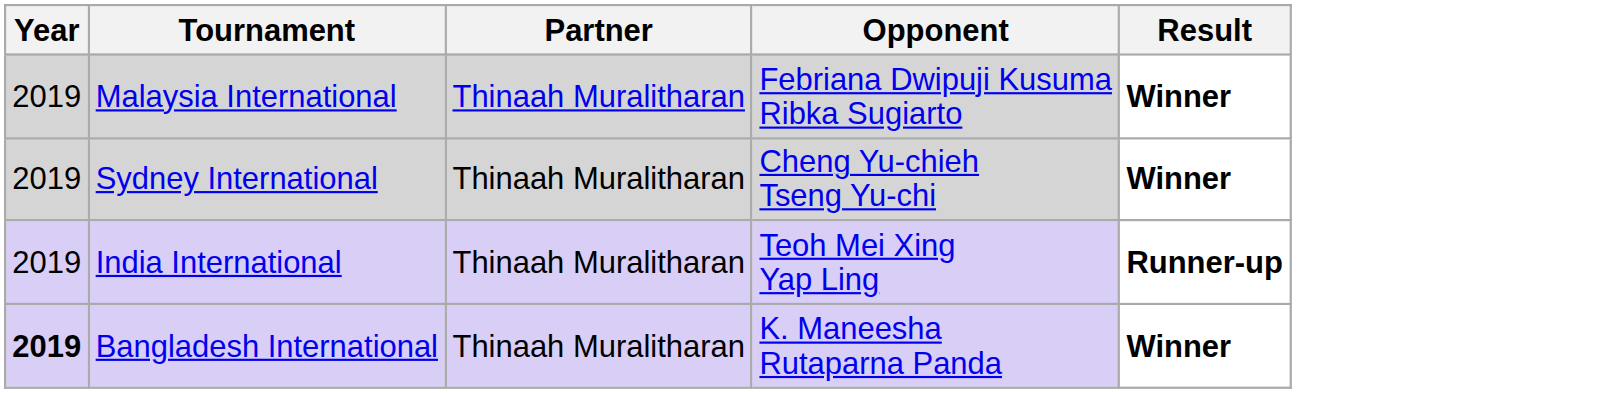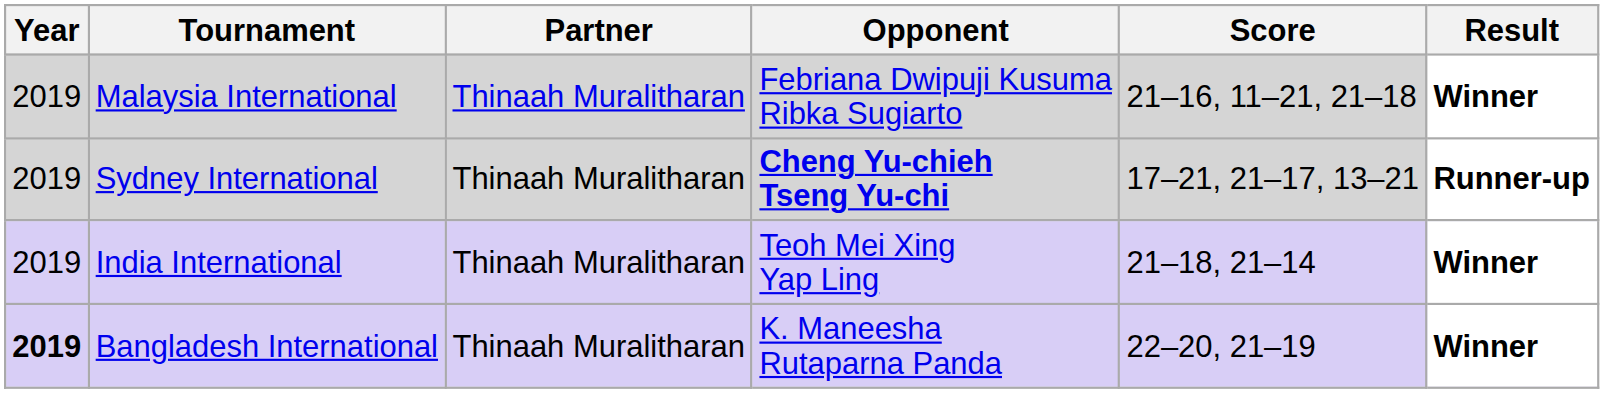+ column: (1273, 30)
(869, 179) normal -> (876, 179) bold
(1179, 179) Winner -> (1512, 179) Runner-up
(1205, 263) Runner-up -> (1486, 263) Winner
